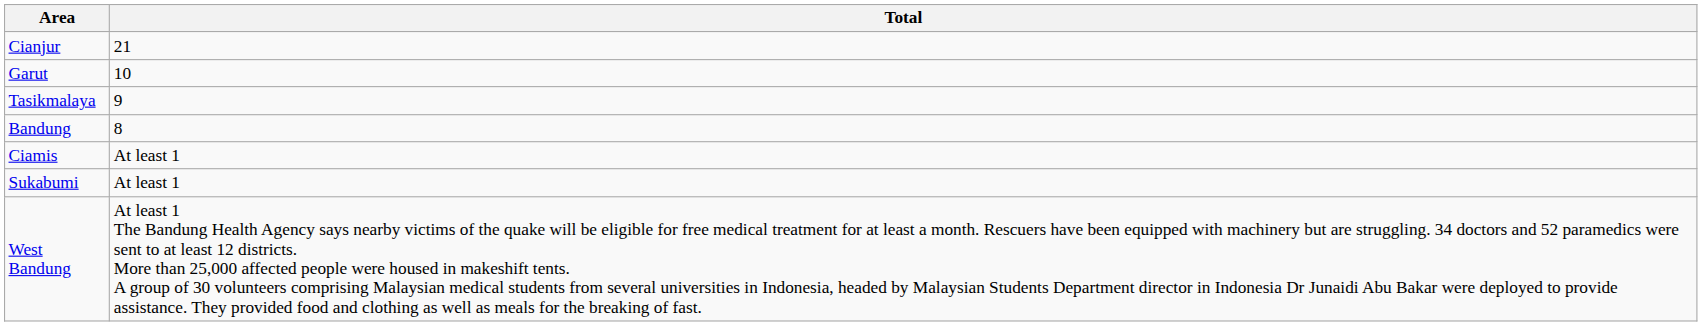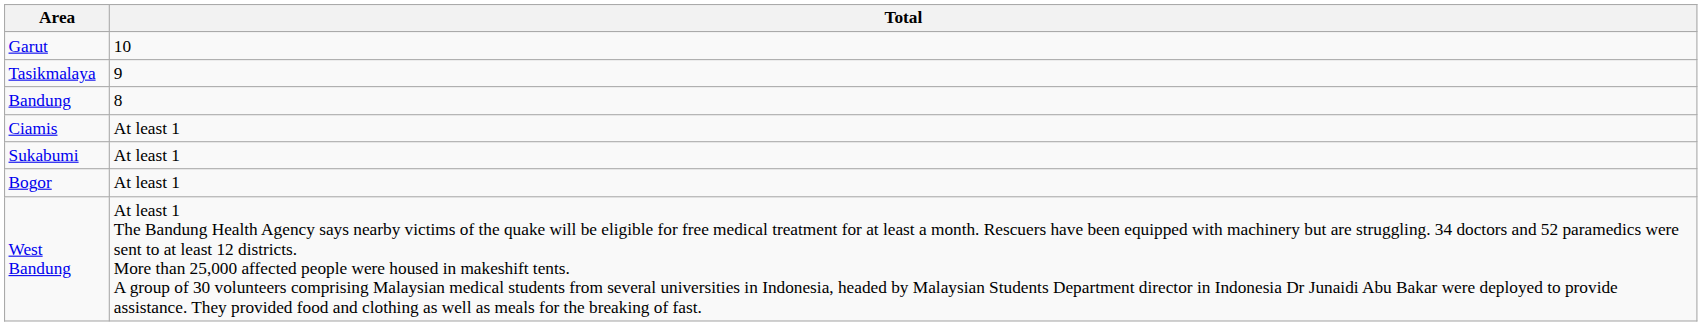- row: (34, 45)
+ row: (30, 182)
